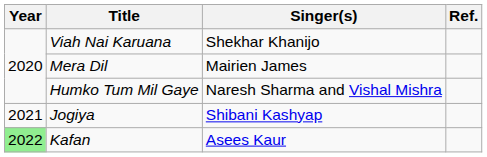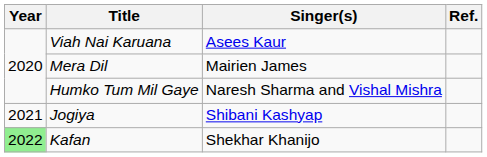(263, 41) Shekhar Khanijo -> (246, 41) Asees Kaur
(246, 139) Asees Kaur -> (263, 139) Shekhar Khanijo
